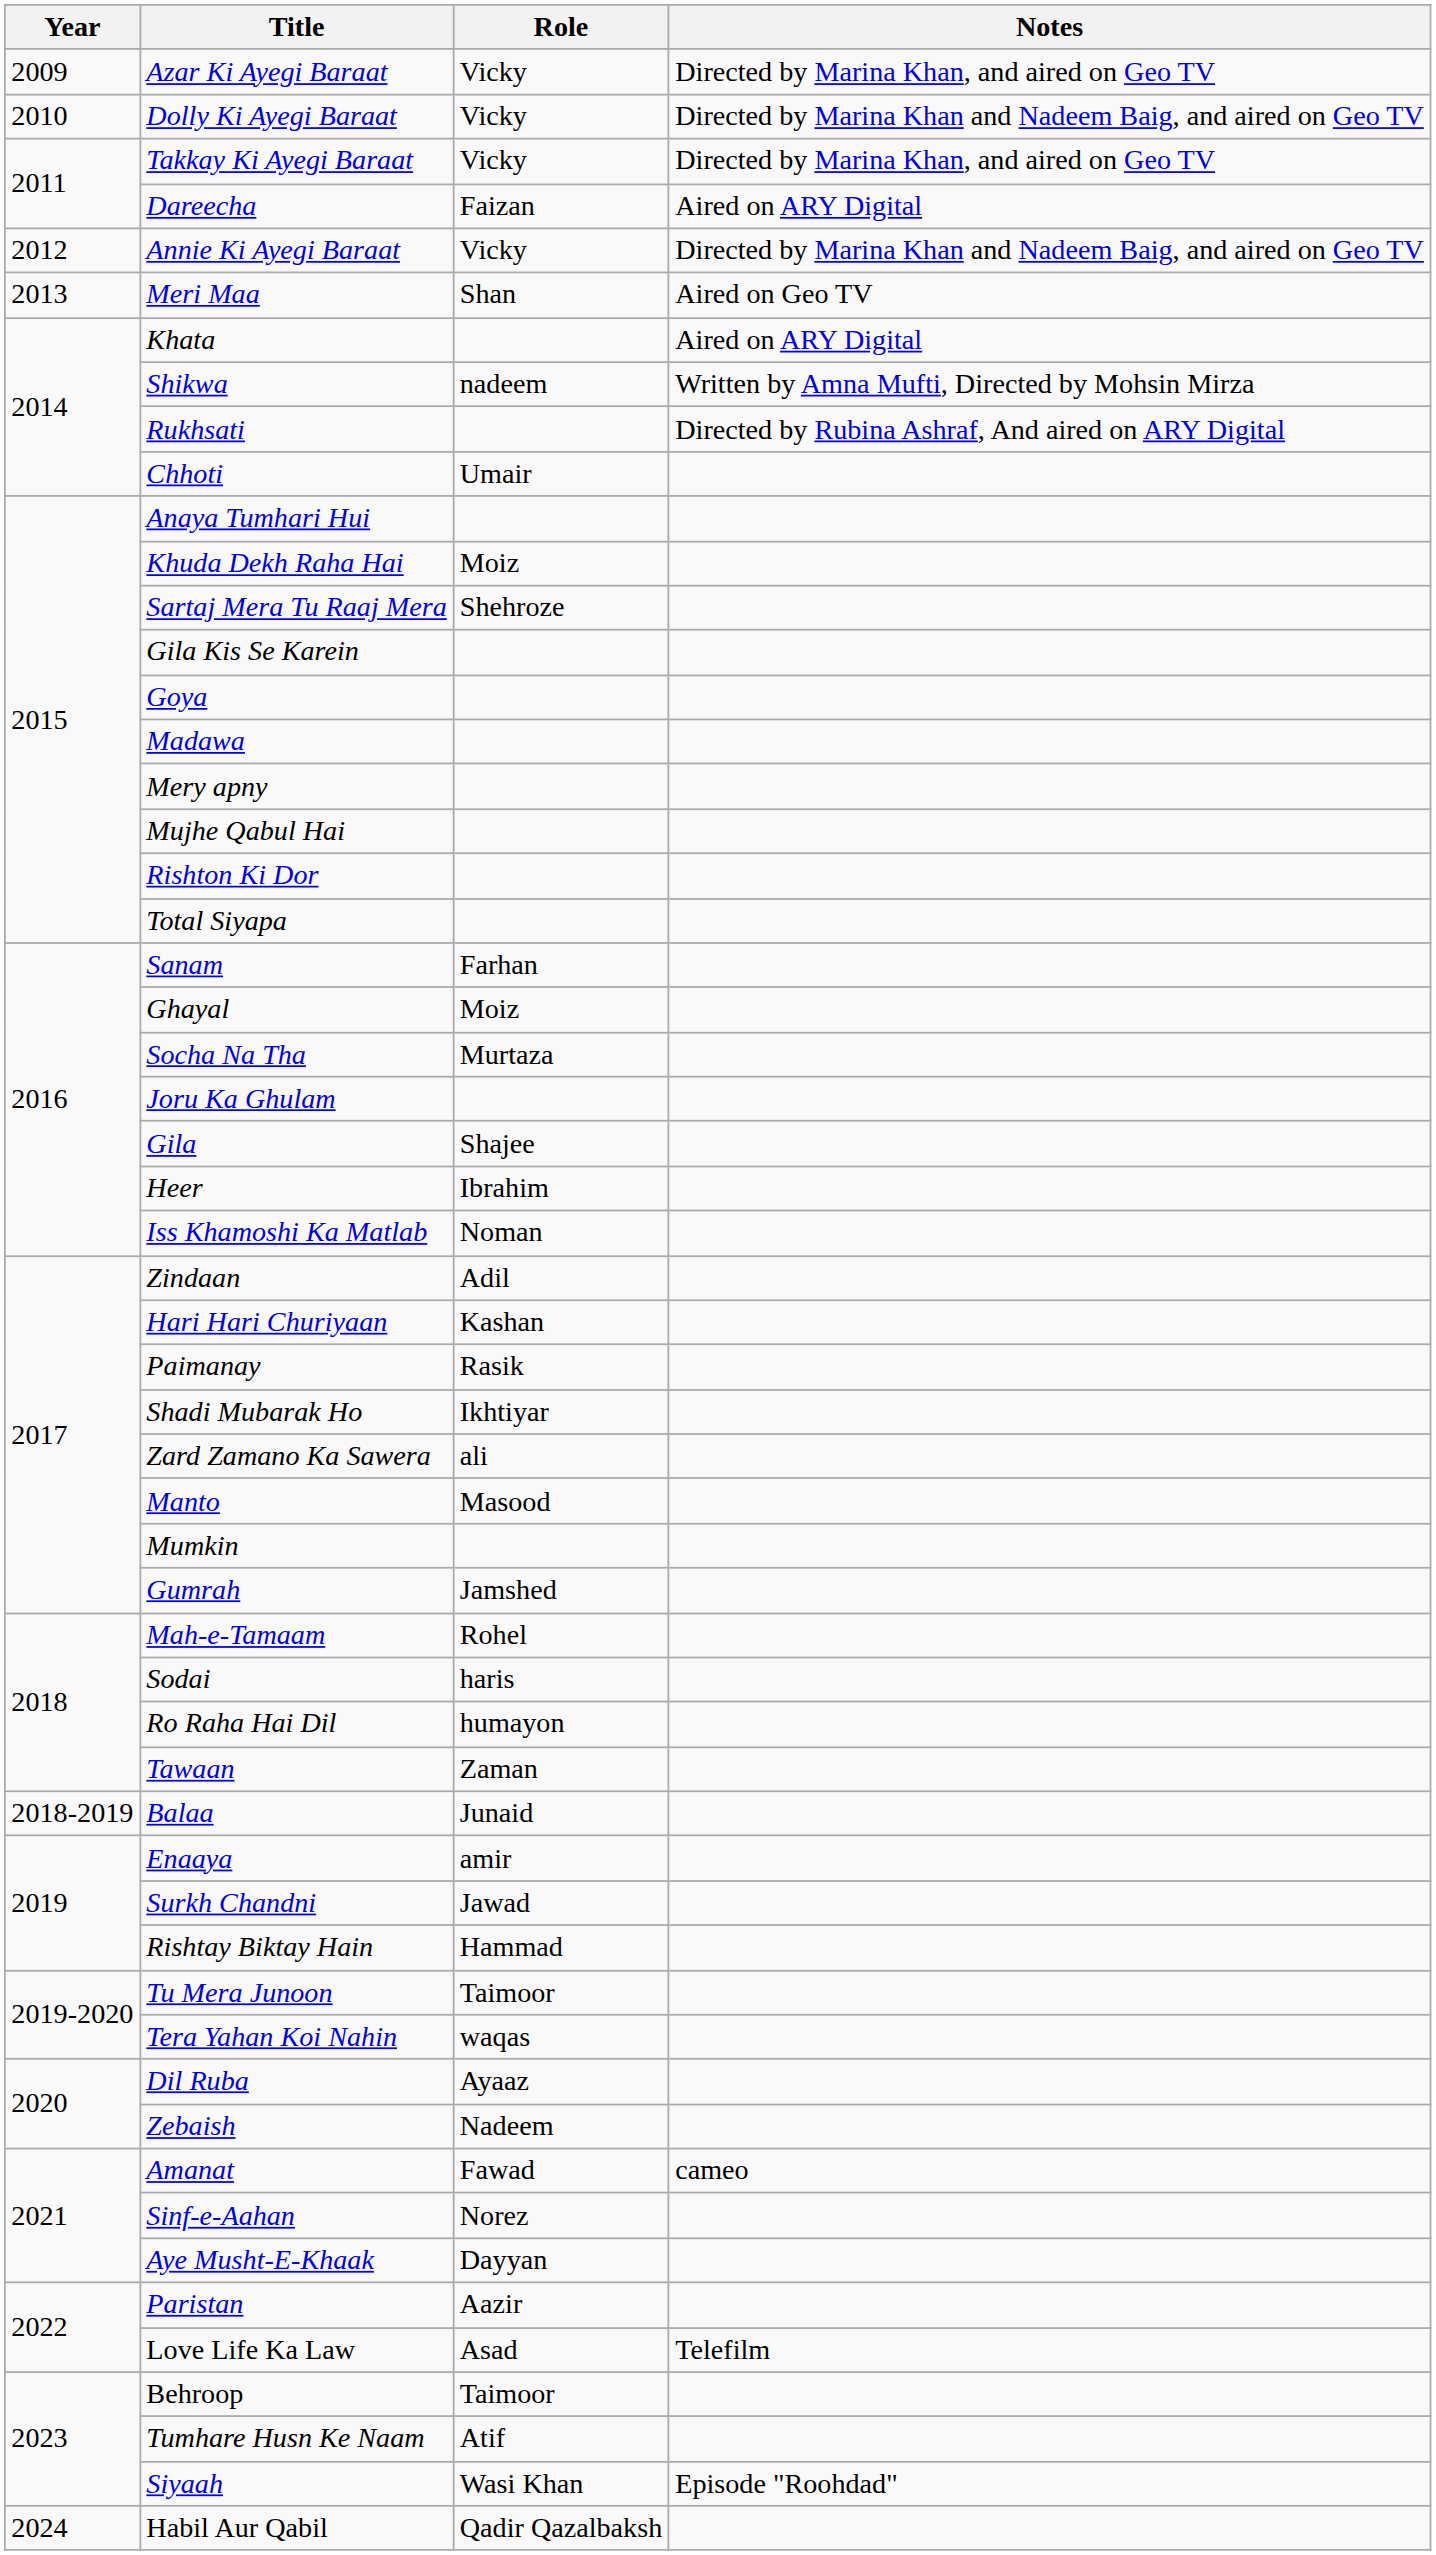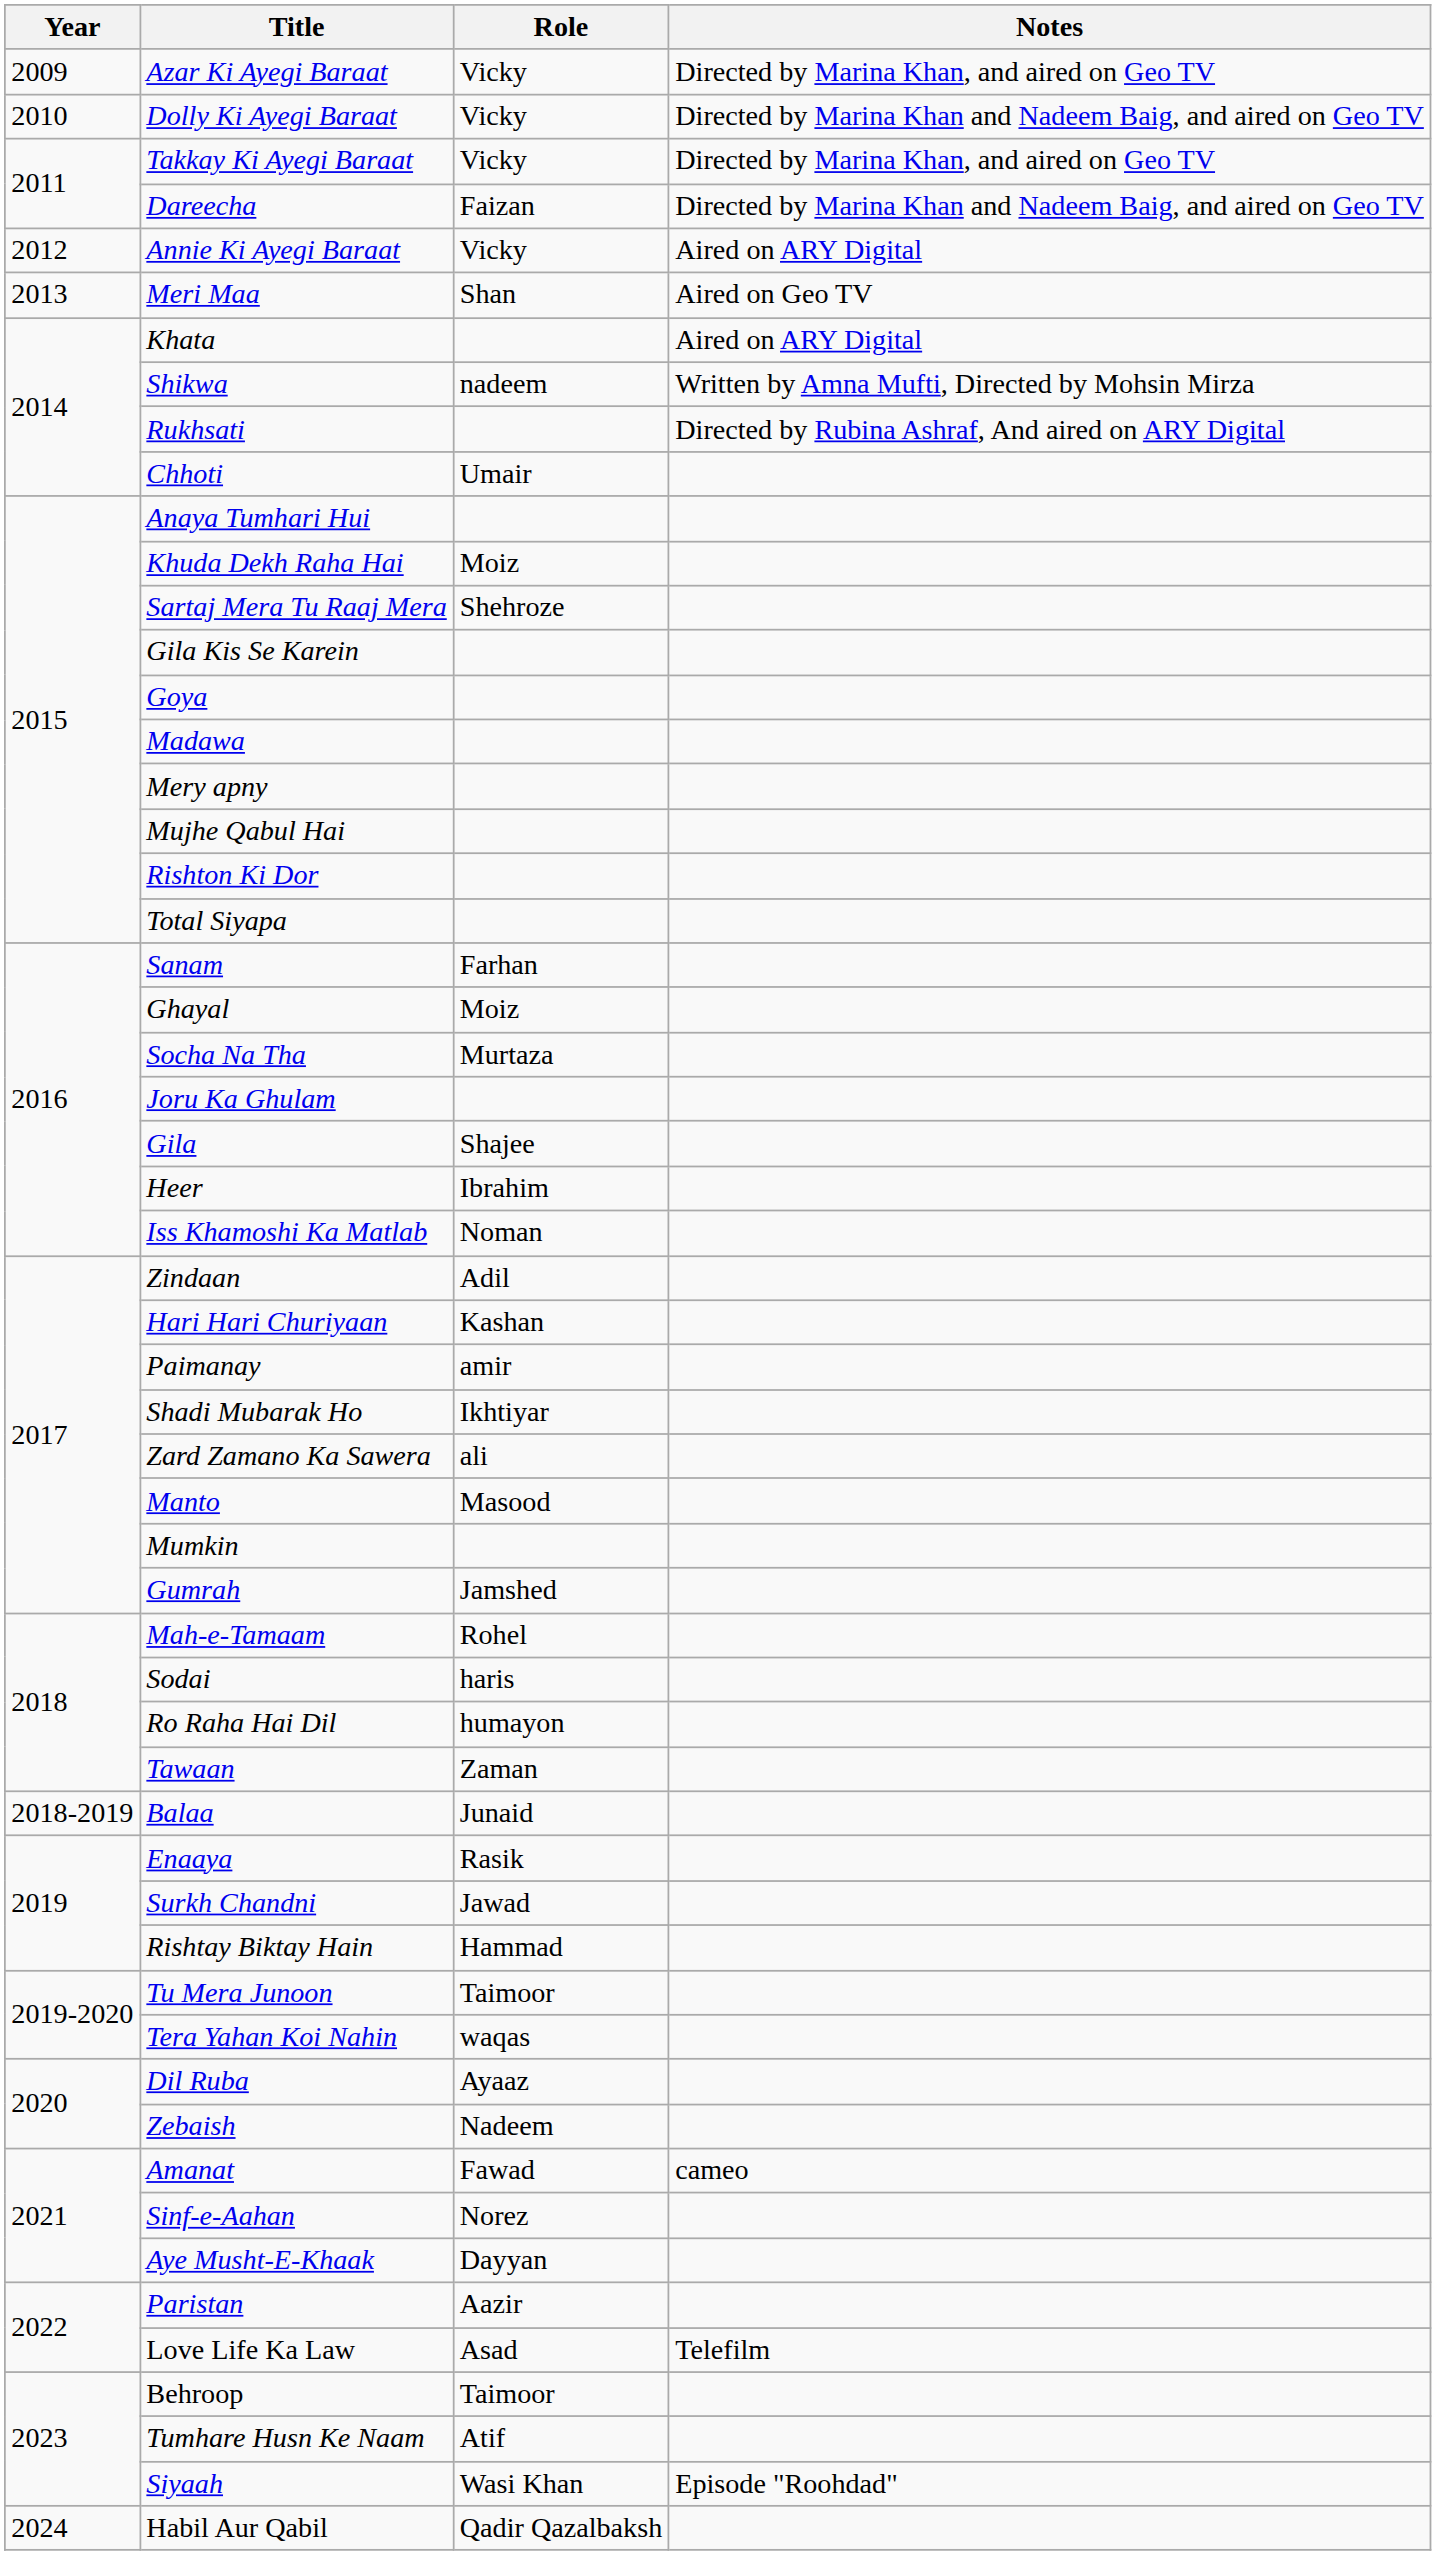(799, 205) Aired on ARY Digital -> (1050, 205) Directed by Marina Khan and Nadeem Baig, and aired on Geo TV
(1050, 250) Directed by Marina Khan and Nadeem Baig, and aired on Geo TV -> (799, 250) Aired on ARY Digital
(492, 1366) Rasik -> (486, 1366) amir
(486, 1857) amir -> (492, 1857) Rasik
